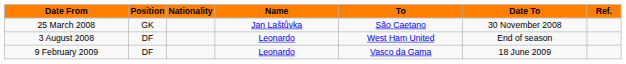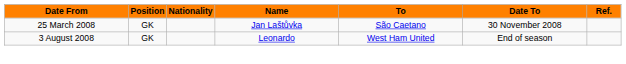(147, 39) DF -> (147, 39) GK
- row: (66, 52)
